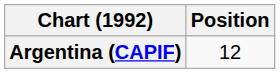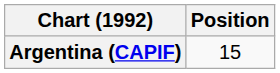(230, 52) 12 -> (230, 52) 15
